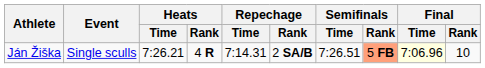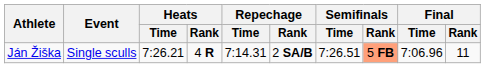(422, 53) lightyellow background -> (422, 53) no background
(463, 53) 10 -> (463, 53) 11
